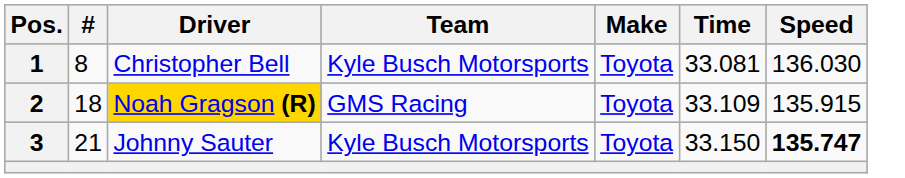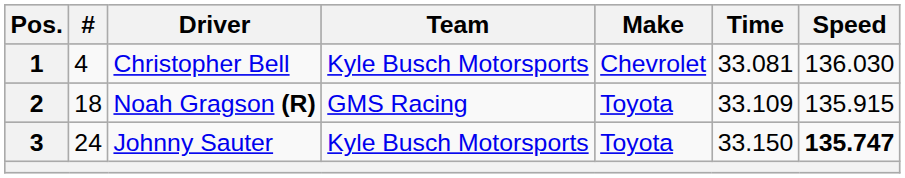(81, 64) 8 -> (81, 64) 4
(637, 64) Toyota -> (653, 64) Chevrolet
(215, 103) gold background -> (215, 103) no background
(88, 142) 21 -> (88, 142) 24
